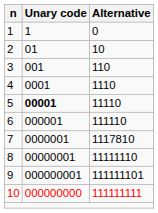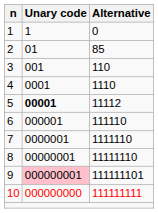(98, 49) 10 -> (98, 49) 85
(106, 103) 11110 -> (106, 103) 11112
(113, 139) 1117810 -> (112, 139) 1111110
(53, 175) no background -> (53, 175) pink background
